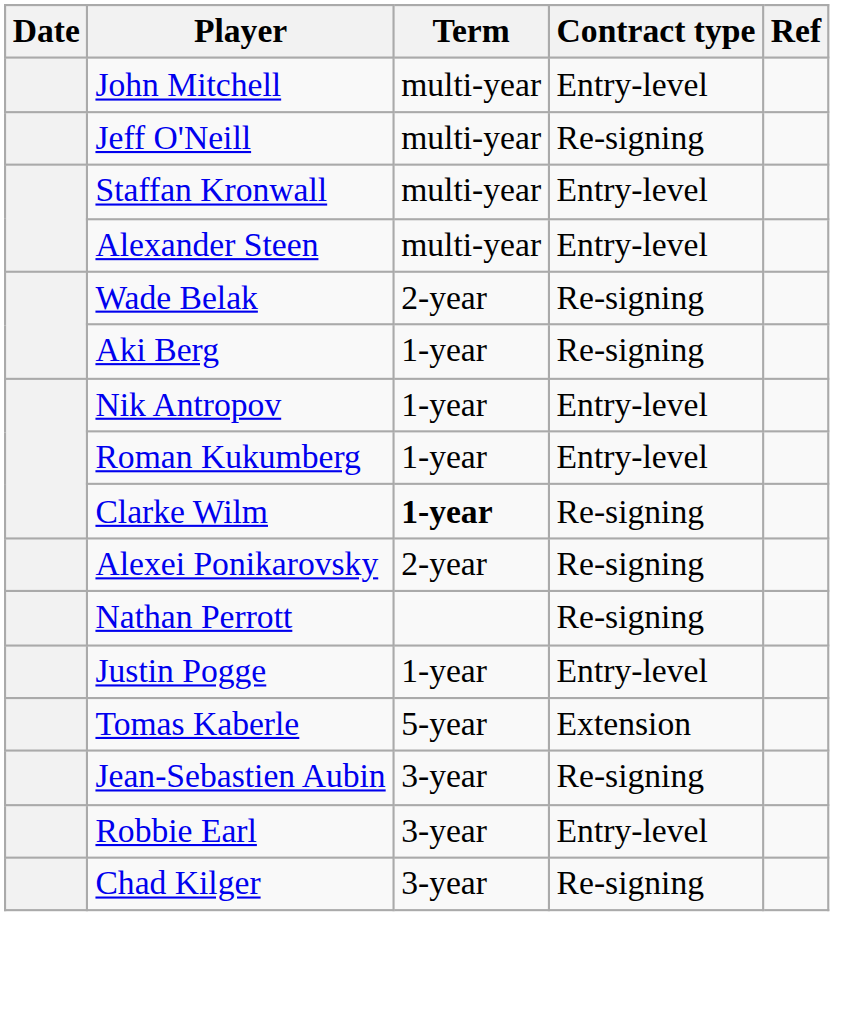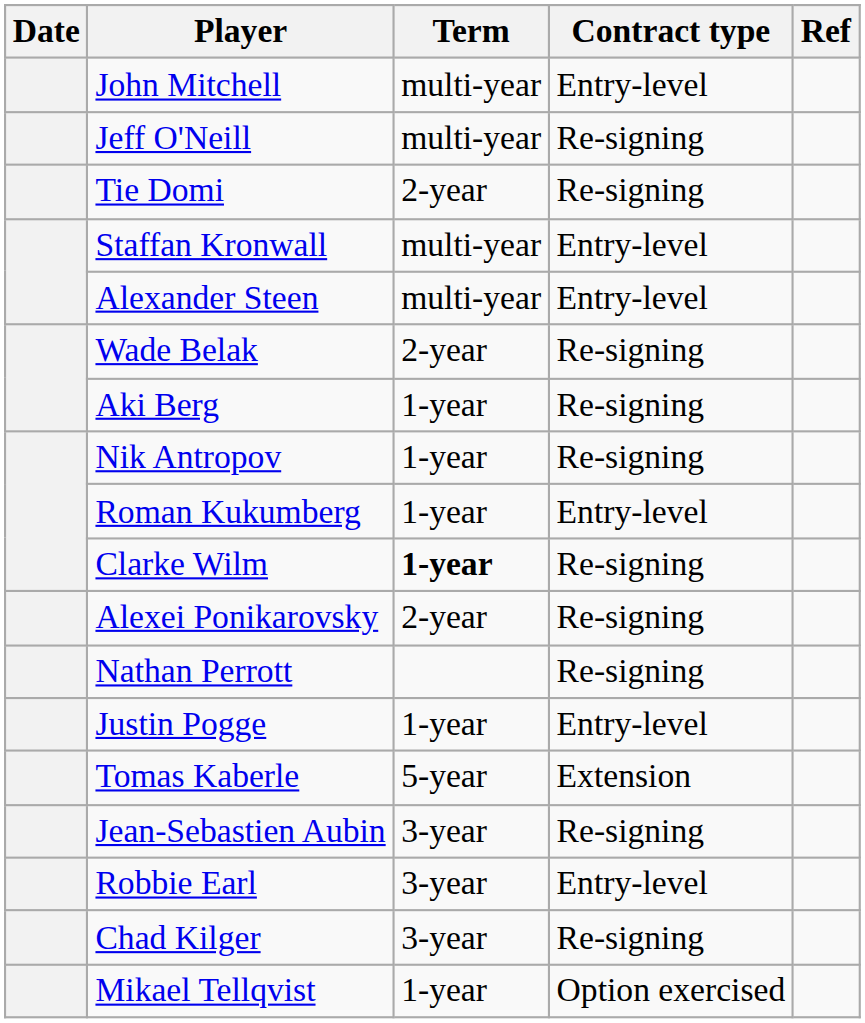+ row: (160, 191)
(632, 404) Entry-level -> (630, 457) Re-signing
+ row: (205, 990)
